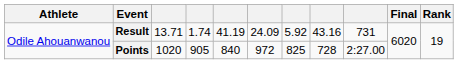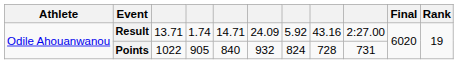(231, 32) 41.19 -> (231, 32) 14.71
(366, 32) 731 -> (366, 32) 2:27.00
(169, 50) 1020 -> (169, 50) 1022
(265, 50) 972 -> (265, 50) 932
(296, 50) 825 -> (296, 50) 824
(366, 50) 2:27.00 -> (366, 50) 731
